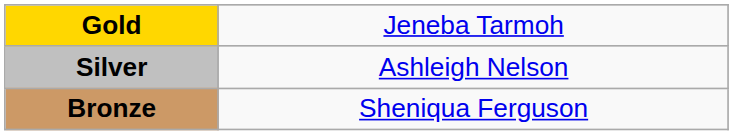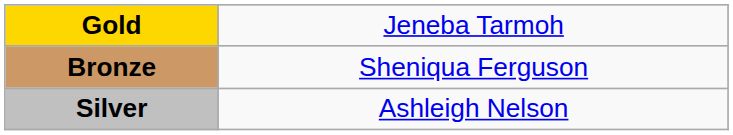rows swapped: (112, 66) <-> (112, 108)
